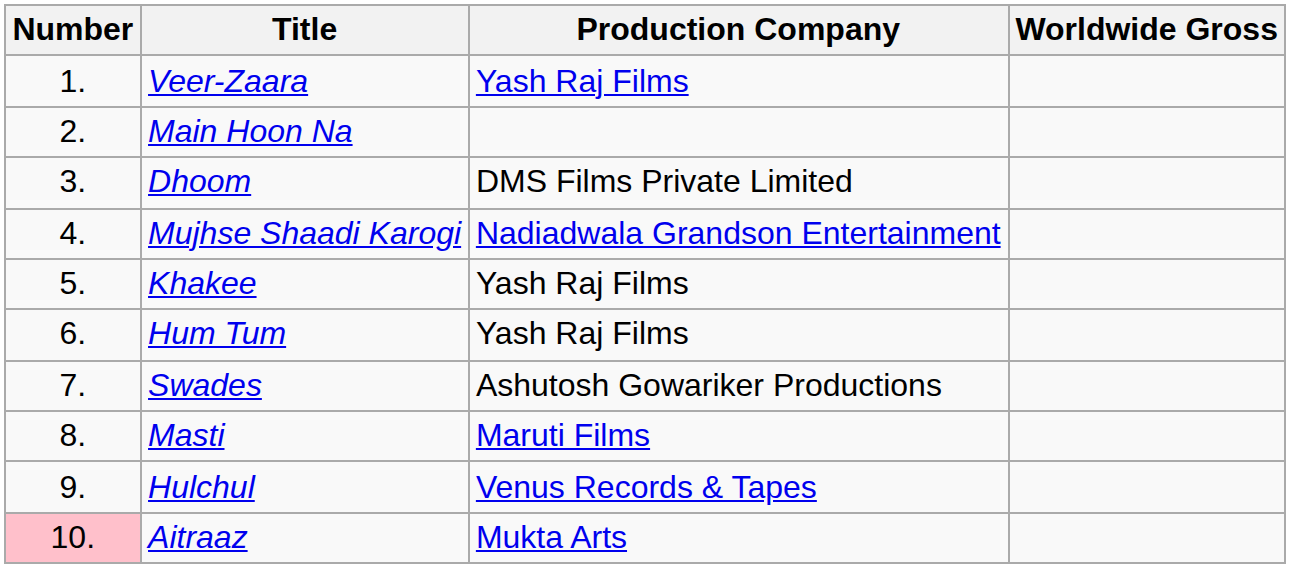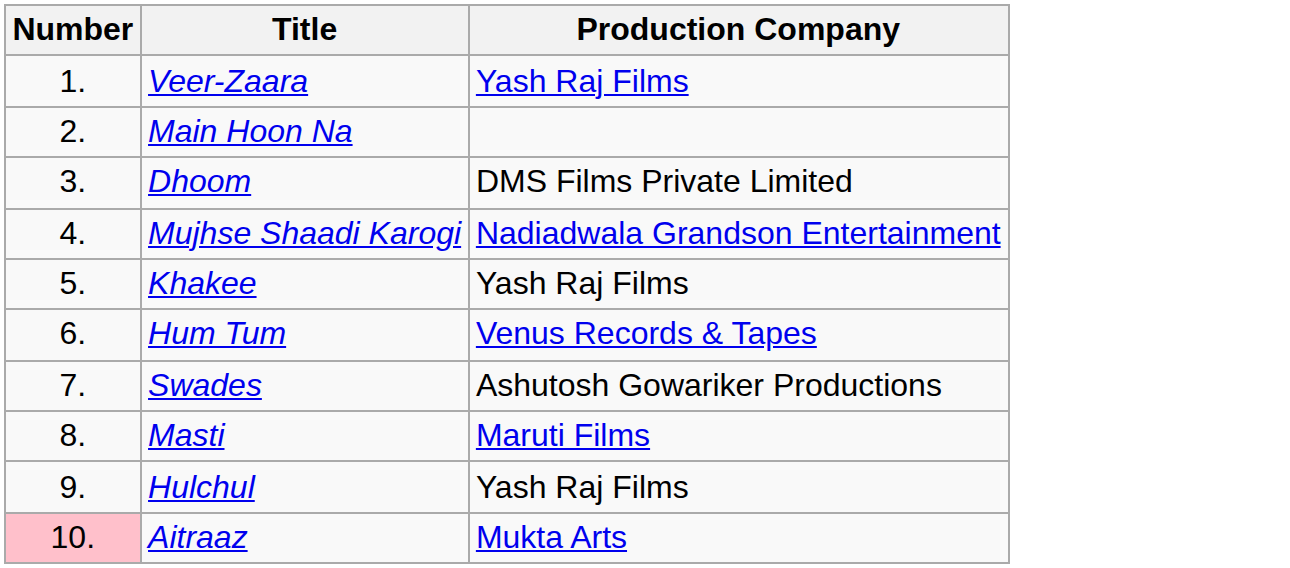- column: (1147, 29)
(582, 334) Yash Raj Films -> (646, 334) Venus Records & Tapes
(646, 486) Venus Records & Tapes -> (582, 486) Yash Raj Films
